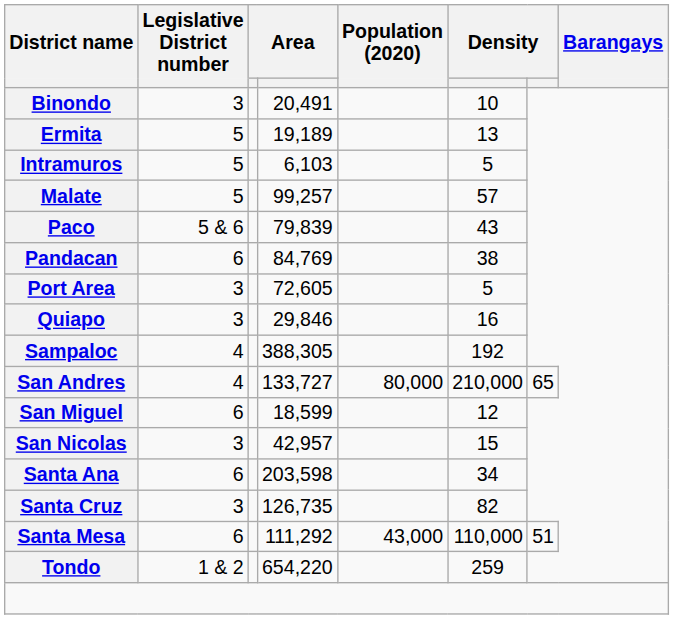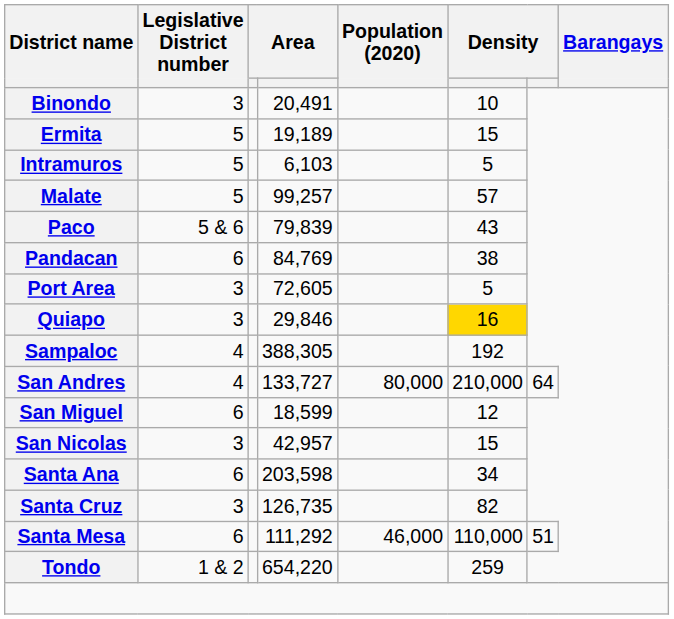(488, 134) 13 -> (488, 134) 15
(488, 320) no background -> (488, 320) gold background
(543, 382) 65 -> (543, 382) 64
(413, 536) 43,000 -> (413, 536) 46,000
